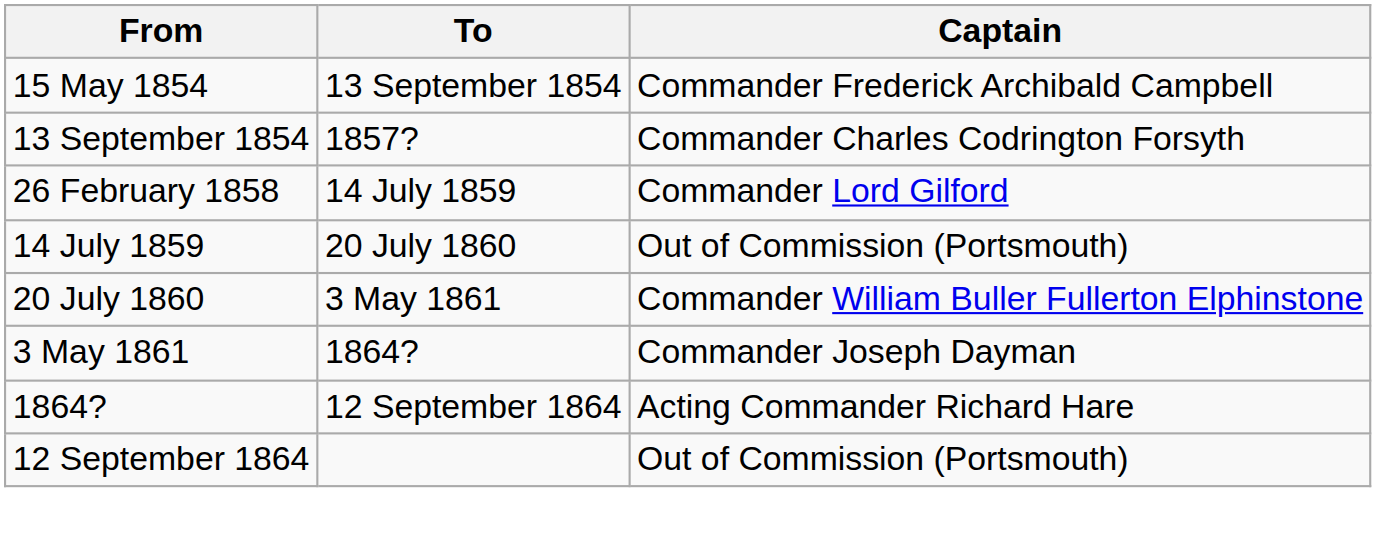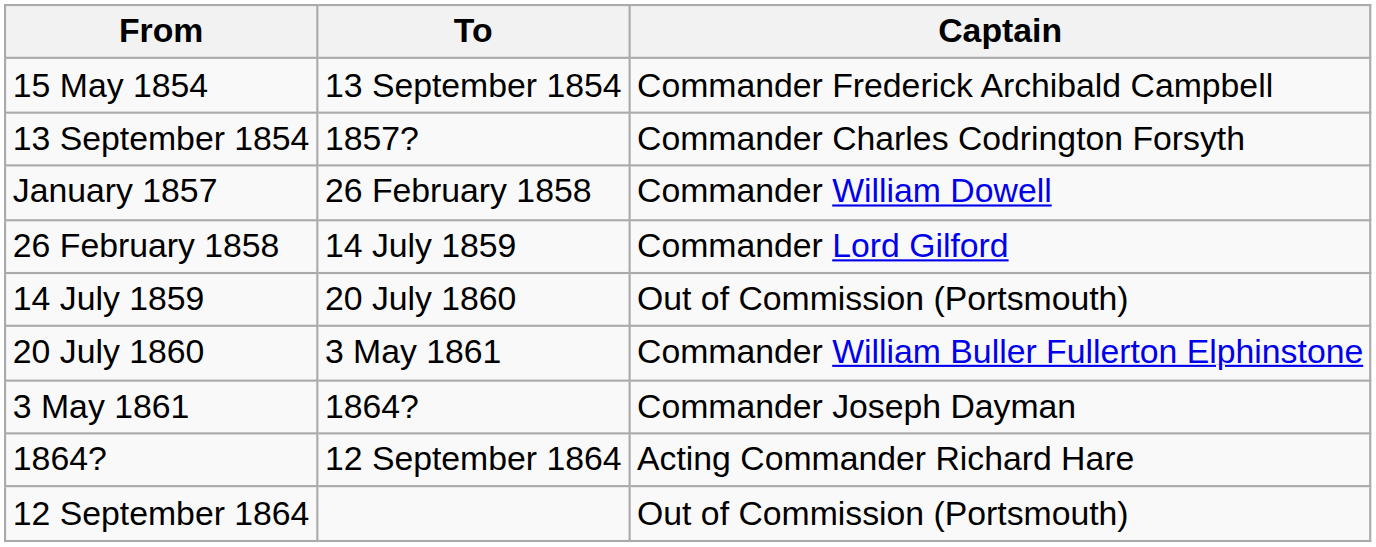+ row: (115, 191)
